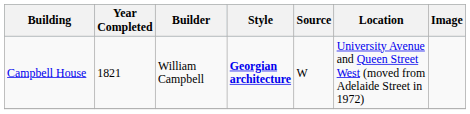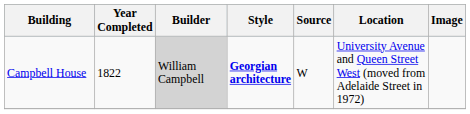(109, 72) 1821 -> (109, 72) 1822
(181, 72) no background -> (181, 72) lightgrey background
